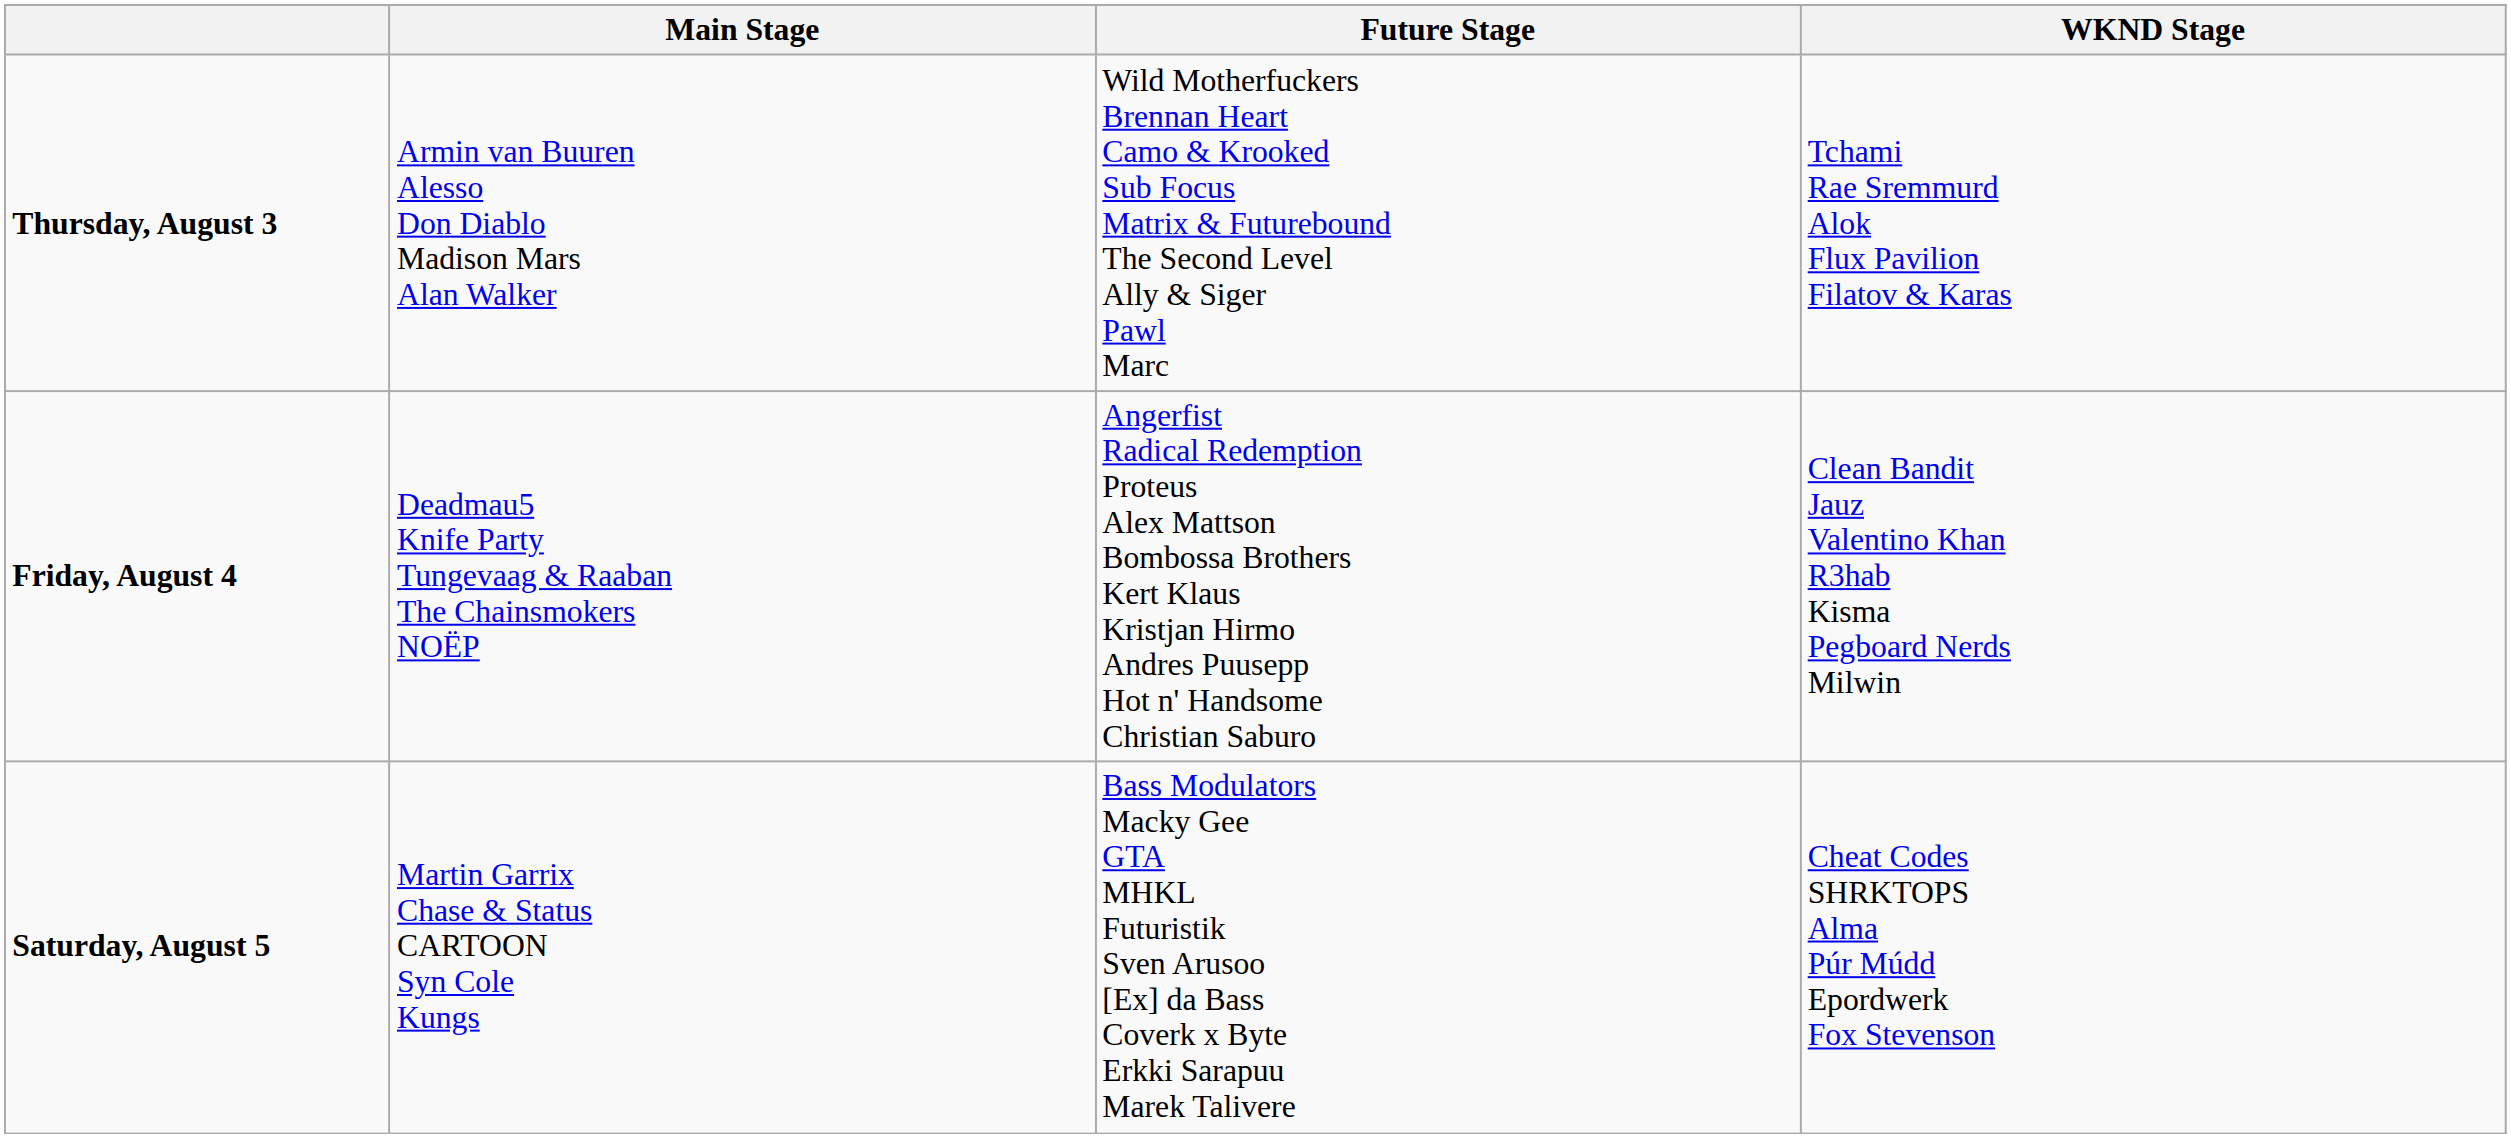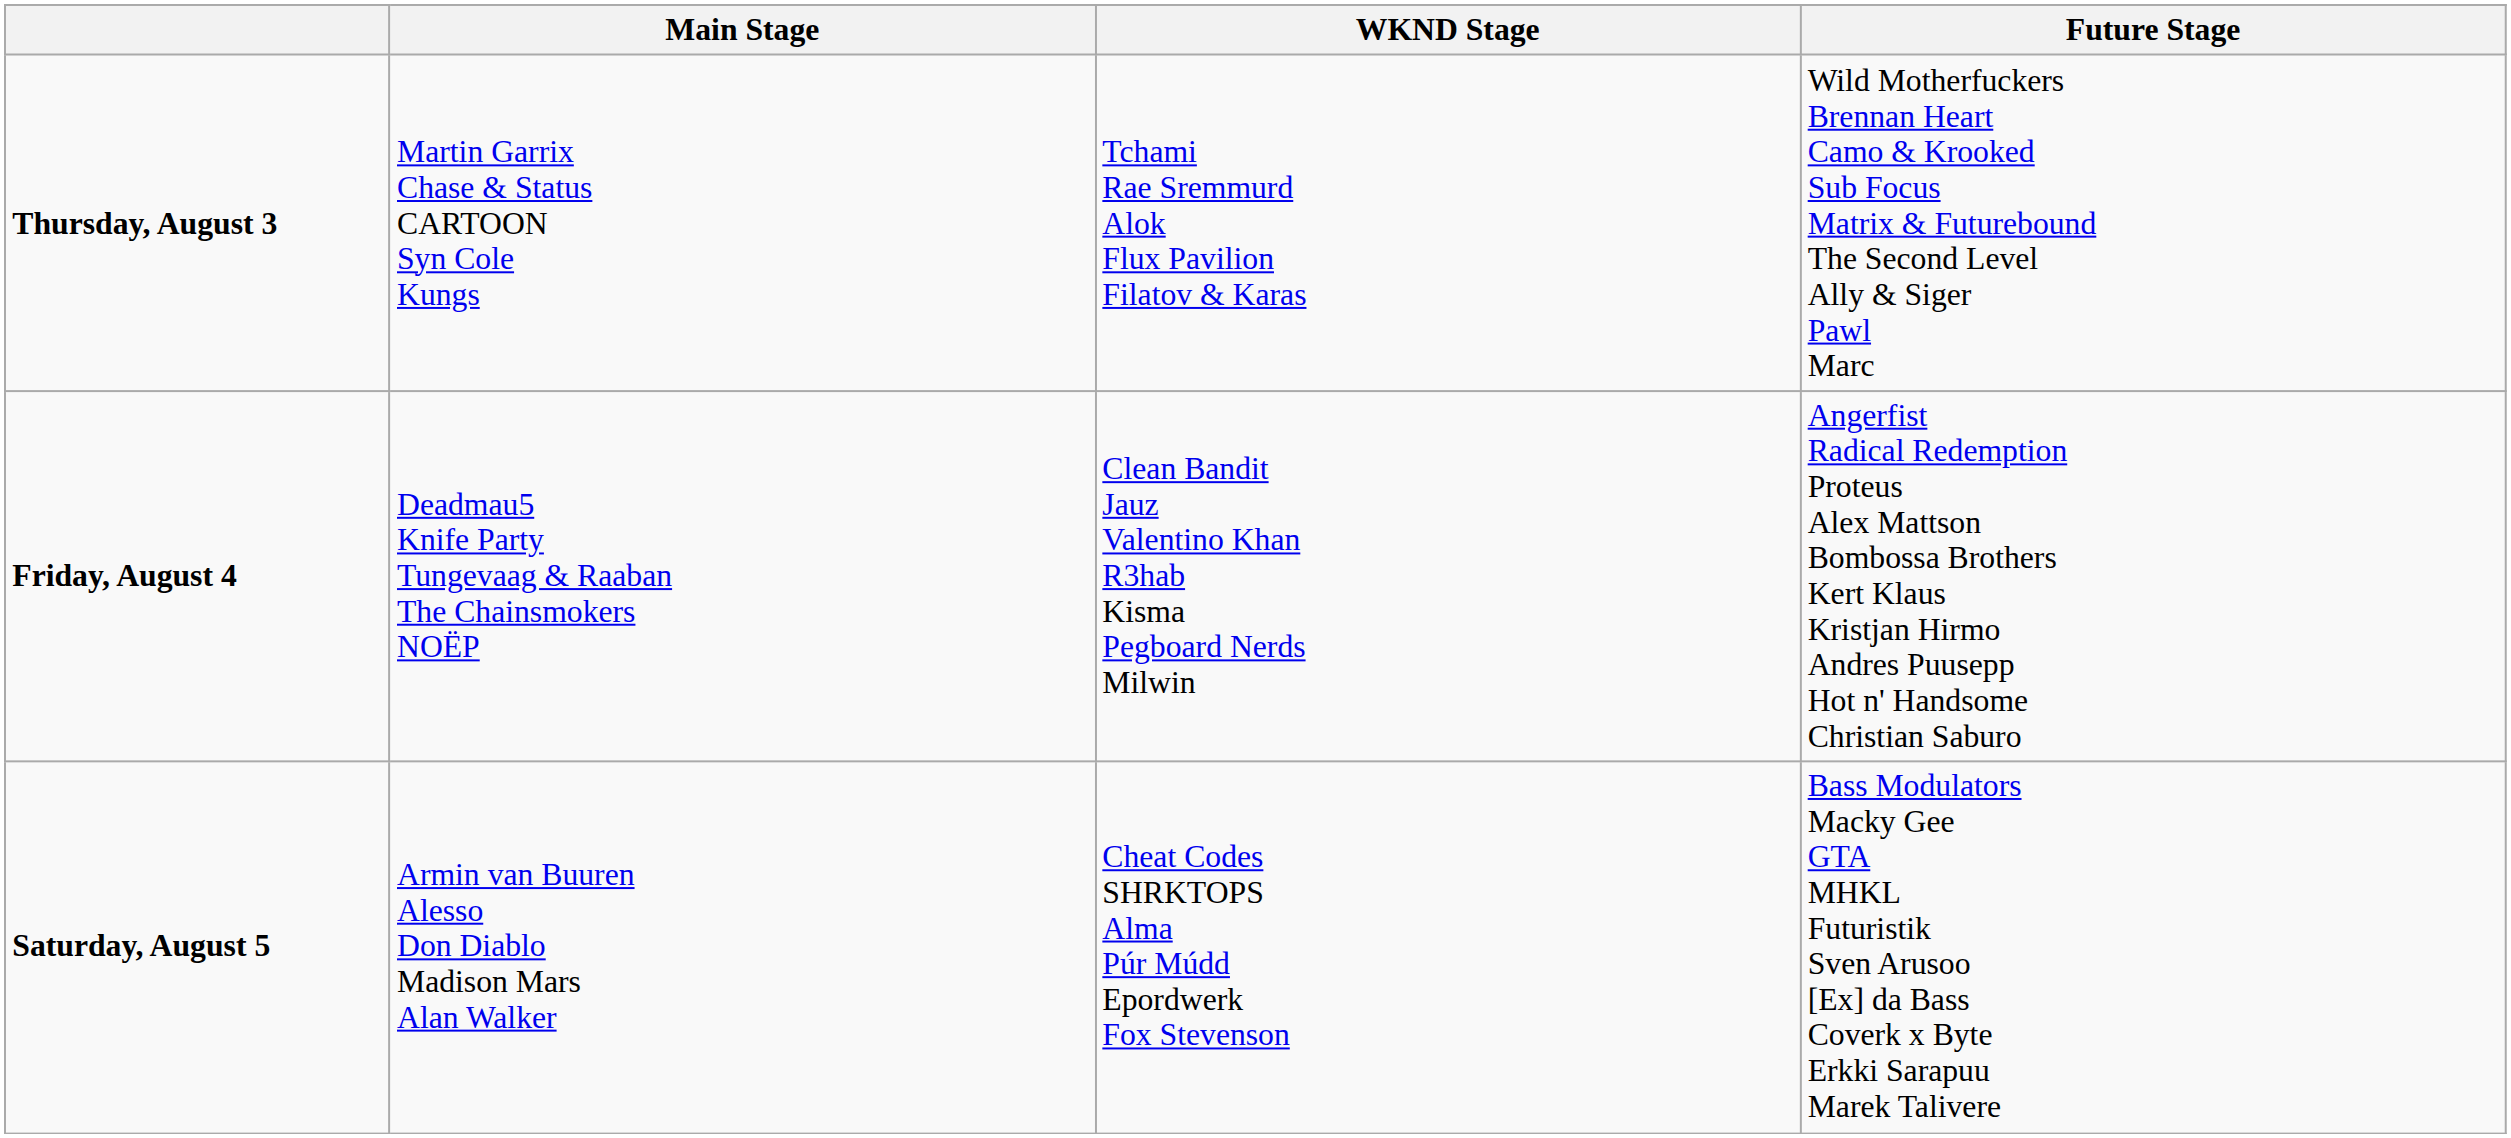columns swapped: (2153, 29) <-> (1448, 29)
(516, 222) Armin van Buuren Alesso Don Diablo Madison Mars Alan Walker -> (495, 222) Martin Garrix Chase & Status CARTOON Syn Cole Kungs
(495, 946) Martin Garrix Chase & Status CARTOON Syn Cole Kungs -> (516, 946) Armin van Buuren Alesso Don Diablo Madison Mars Alan Walker
